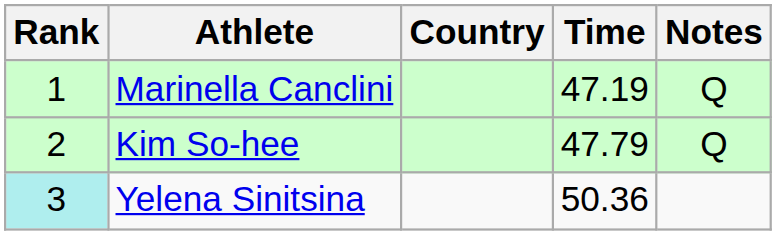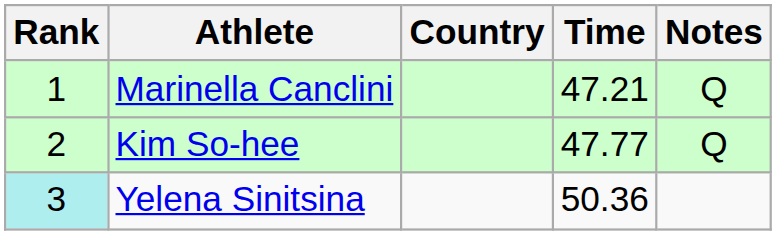(605, 88) 47.19 -> (605, 88) 47.21
(605, 144) 47.79 -> (605, 144) 47.77
